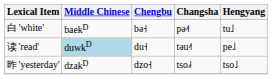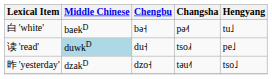(184, 47) təu˨˦ -> (184, 47) tso˩˧
(184, 65) tso˩˧ -> (184, 65) təu˨˦
